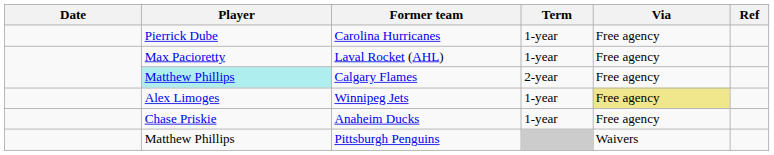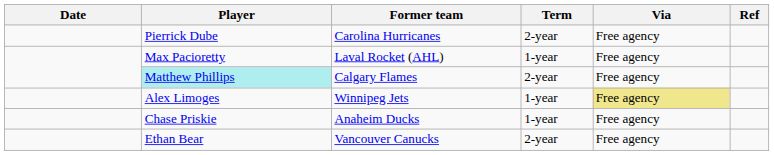(541, 35) 1-year -> (541, 35) 2-year
+ row: (387, 139)
- row: (387, 139)
